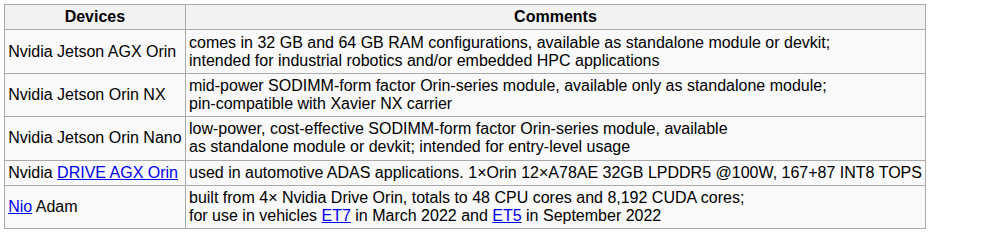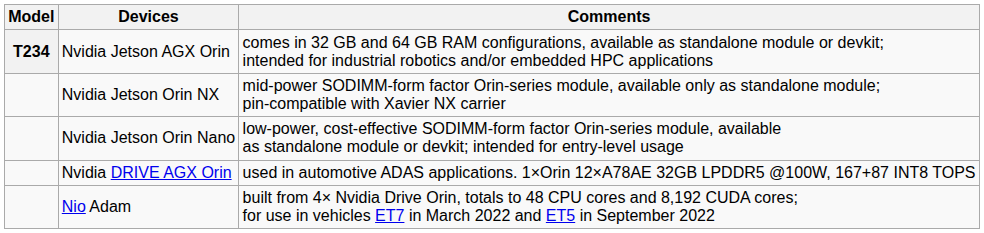+ column: (31, 17)
